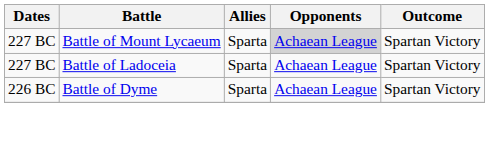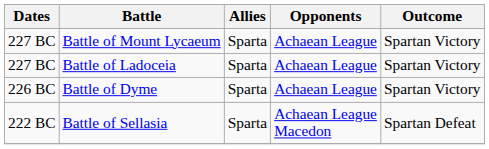(326, 41) lightgrey background -> (326, 41) no background
+ row: (115, 122)
